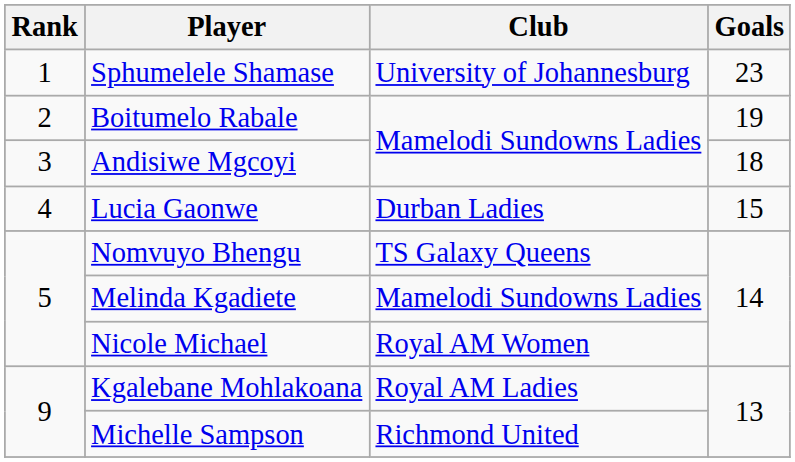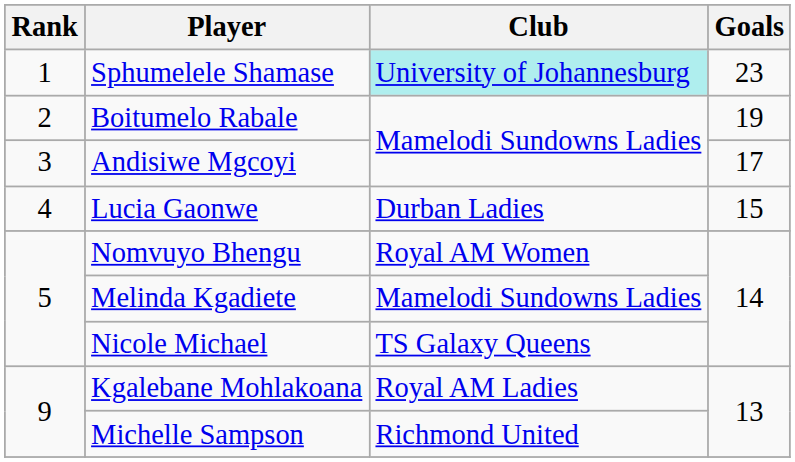(533, 72) no background -> (533, 72) paleturquoise background
(749, 162) 18 -> (749, 162) 17
(483, 252) TS Galaxy Queens -> (482, 252) Royal AM Women
(482, 343) Royal AM Women -> (483, 343) TS Galaxy Queens
